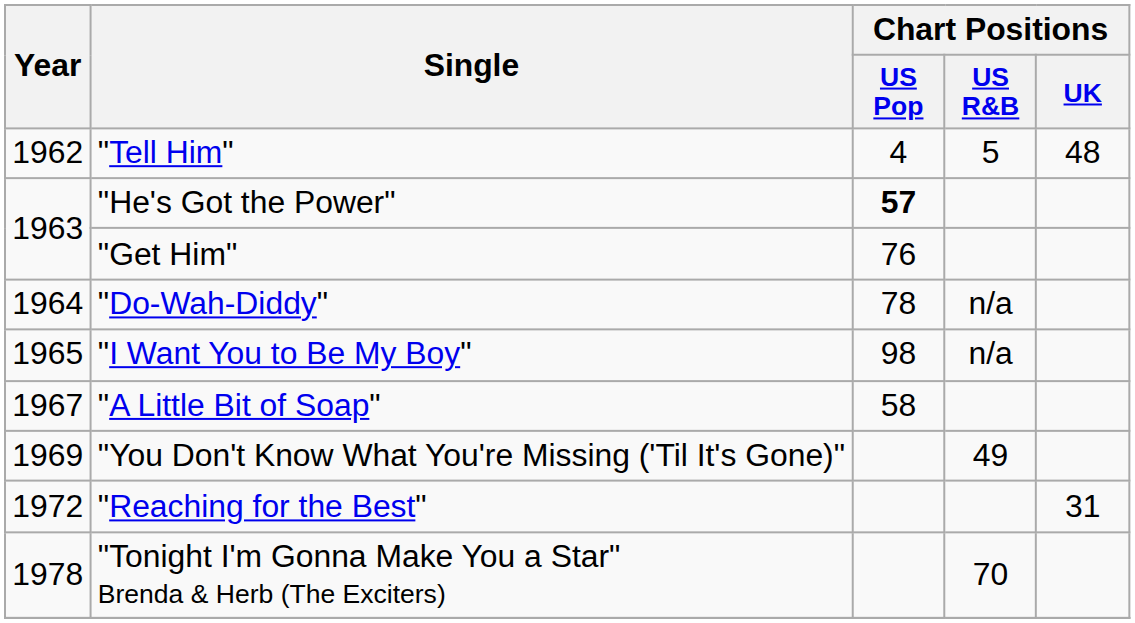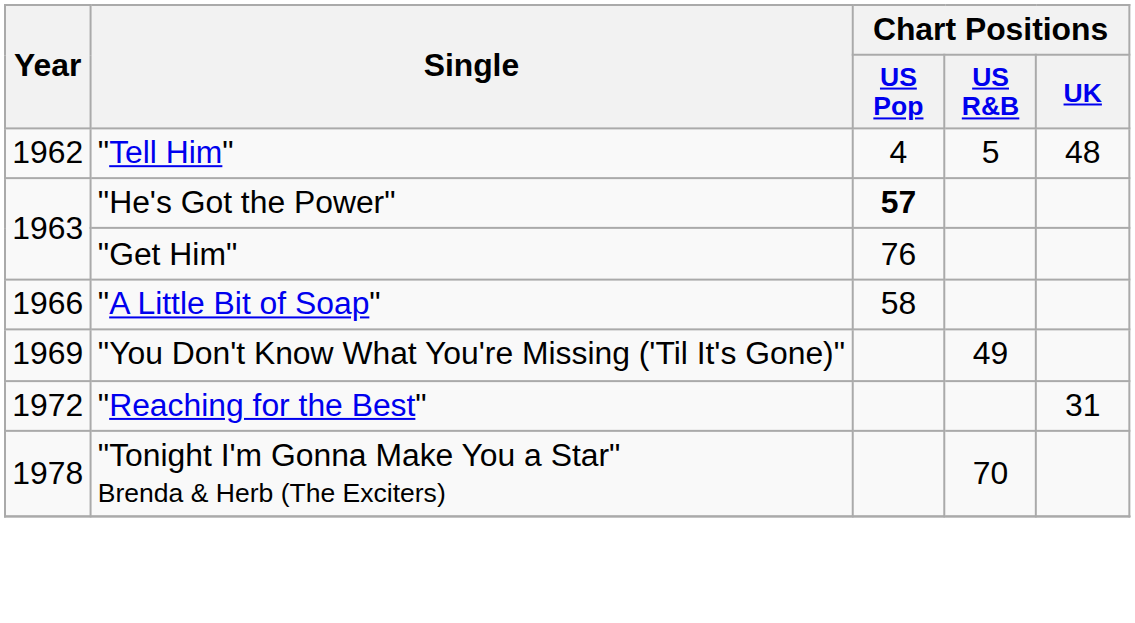- row: (213, 303)
- row: (285, 354)
(48, 404) 1967 -> (48, 303) 1966
